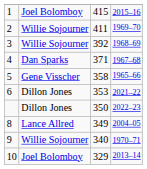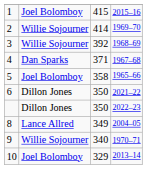(100, 28) 411 -> (101, 28) 414
(51, 76) Gene Visscher -> (52, 76) Joel Bolomboy
(101, 92) 353 -> (101, 92) 350
